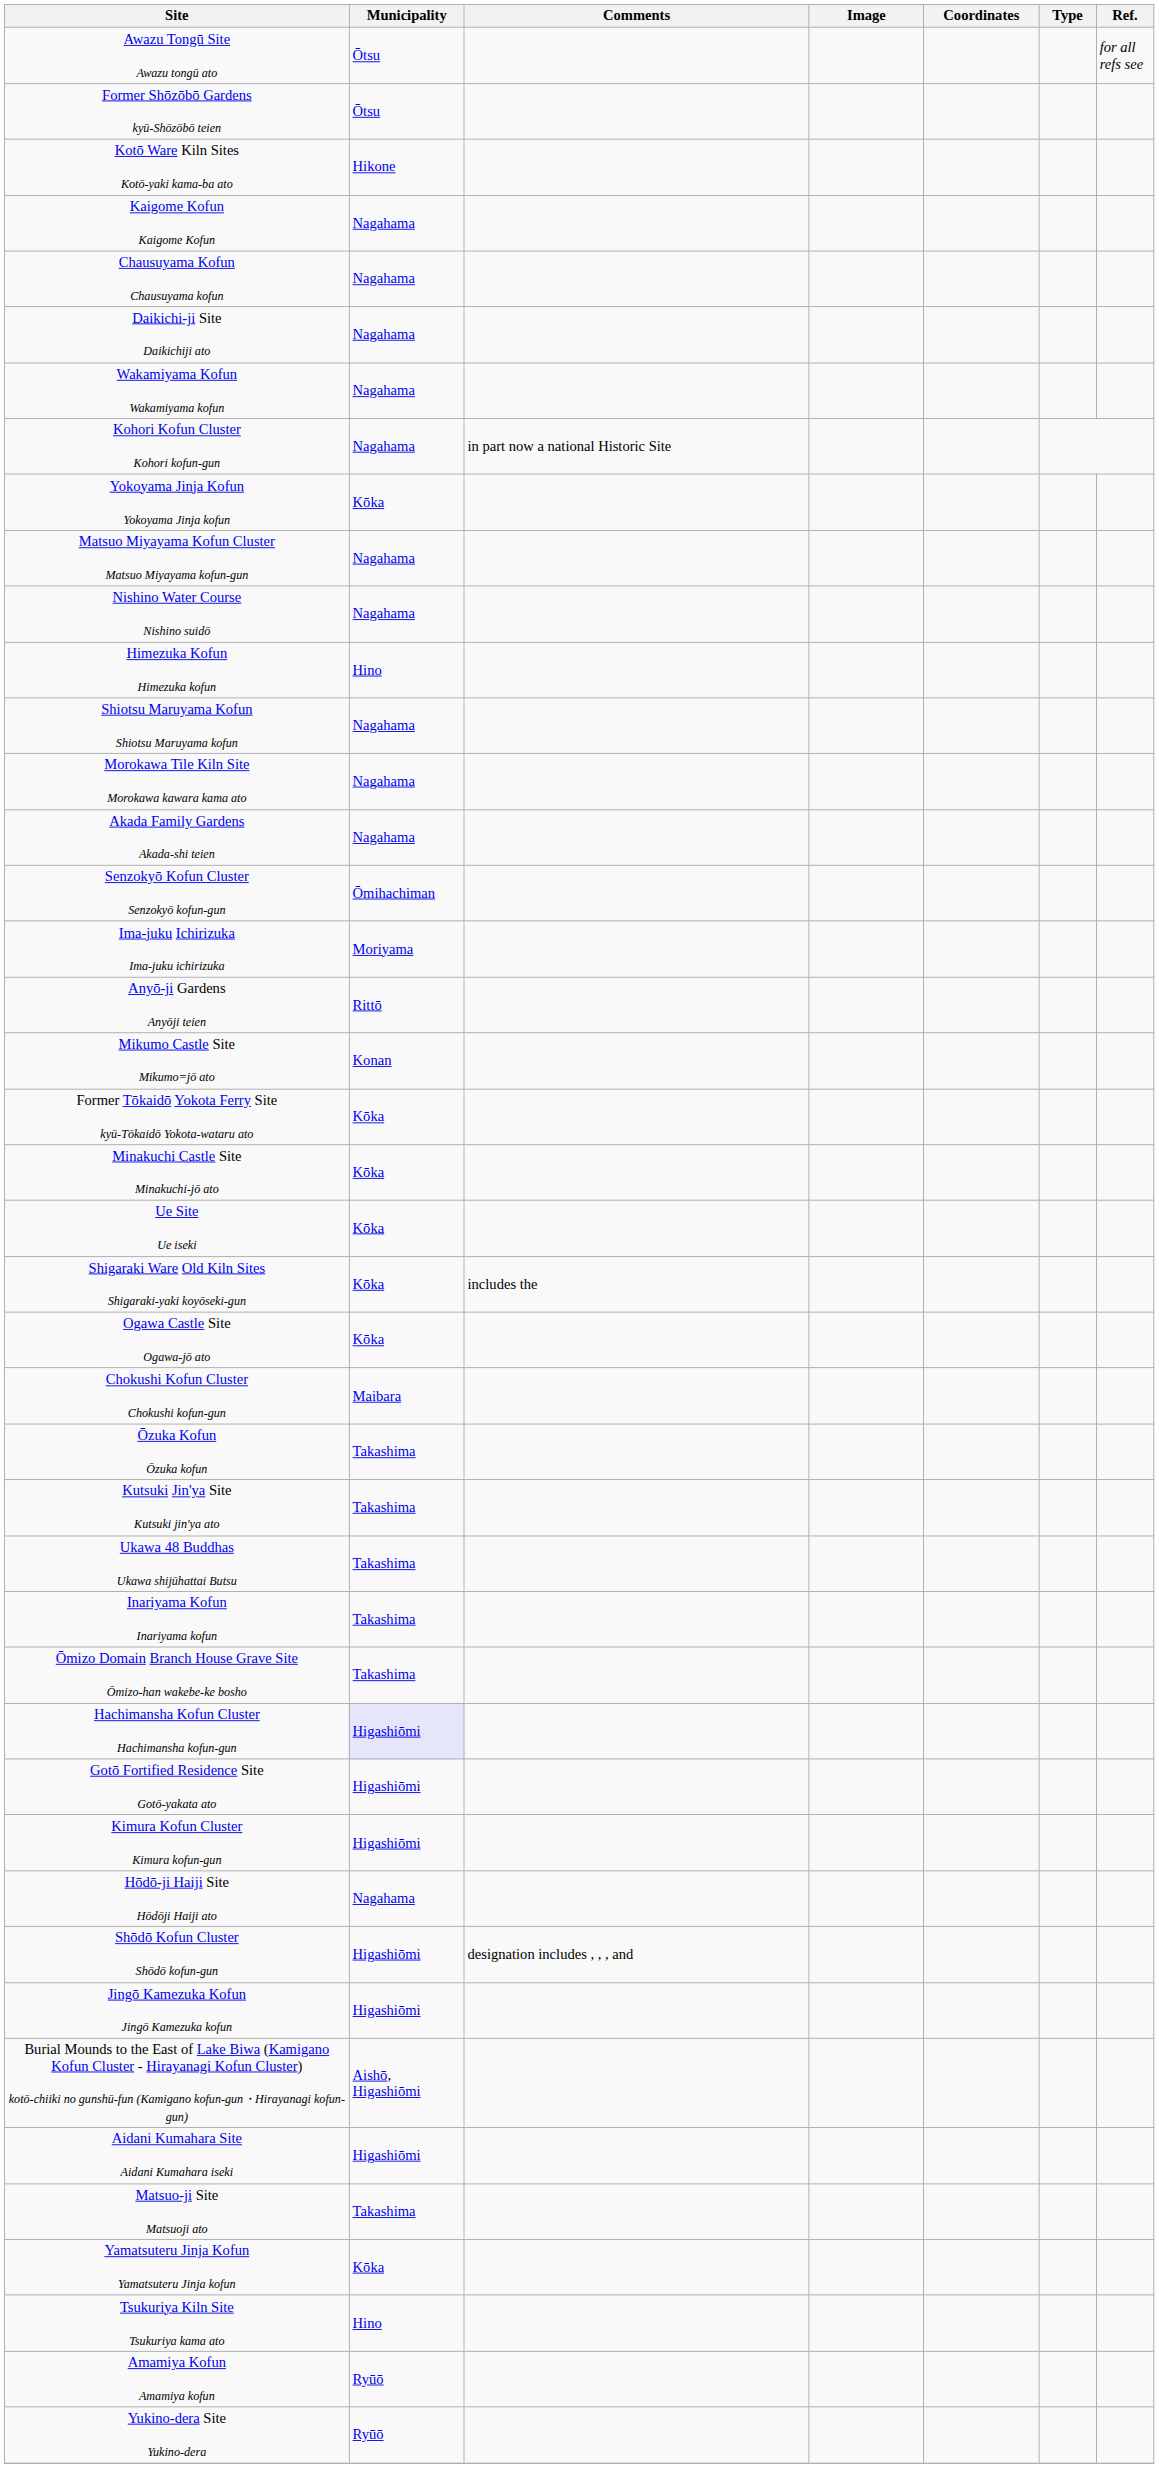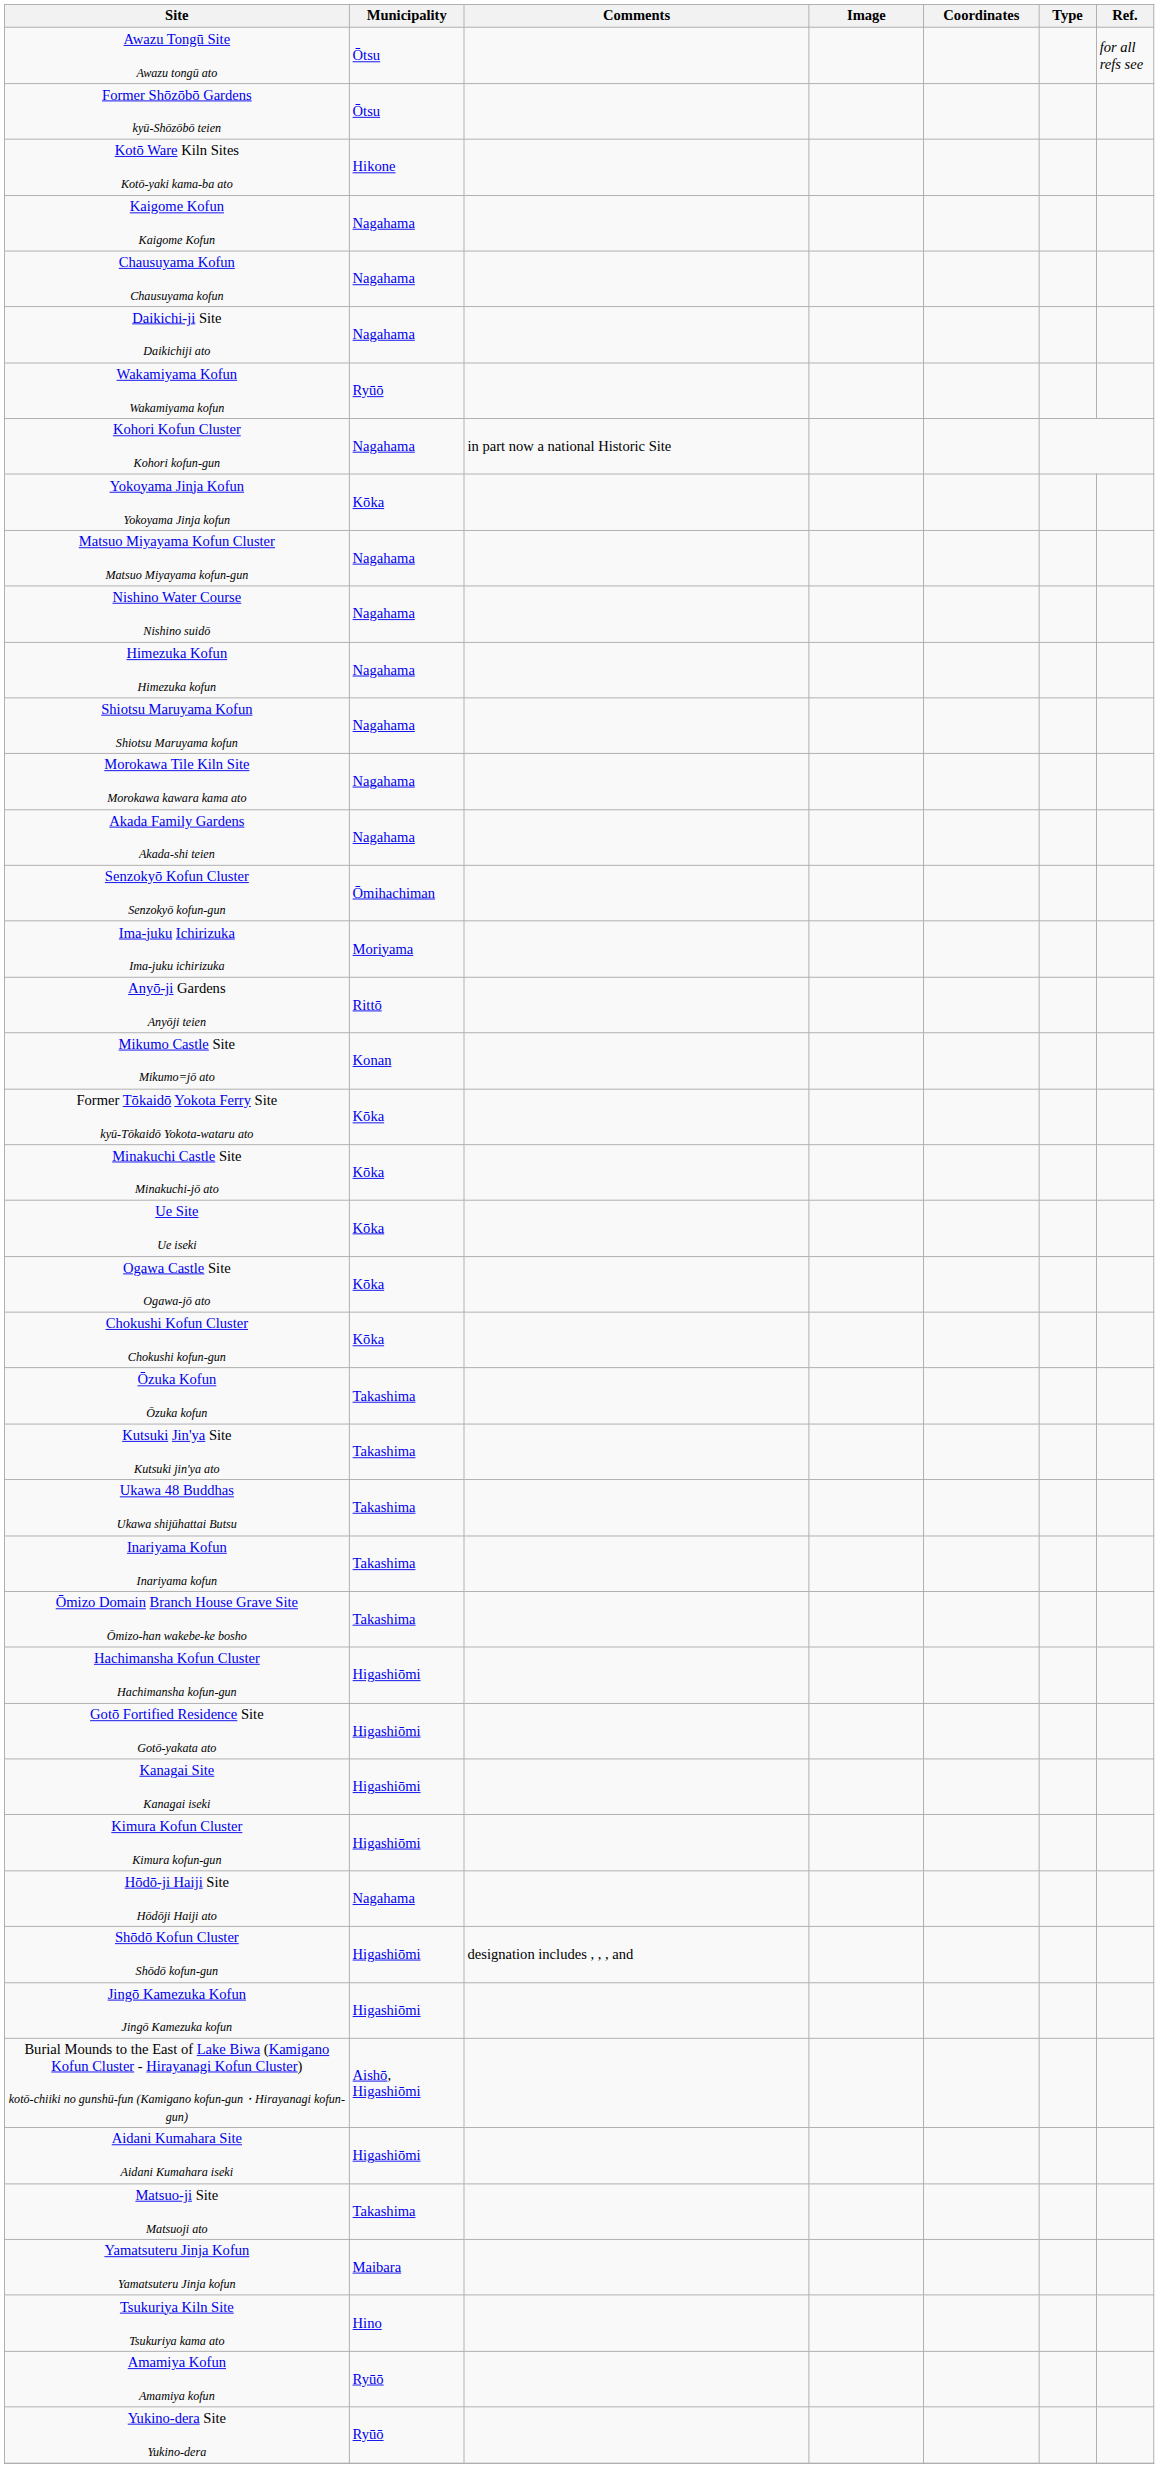(384, 390) Nagahama -> (368, 390) Ryūō
(367, 669) Hino -> (384, 669) Nagahama
- row: (177, 1284)
(377, 1395) Maibara -> (368, 1340) Kōka
(387, 1731) lavender background -> (387, 1675) no background
+ row: (177, 1786)
(368, 2267) Kōka -> (377, 2267) Maibara
